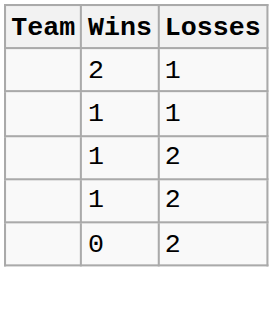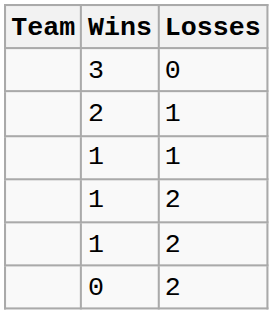+ row: (96, 70)
